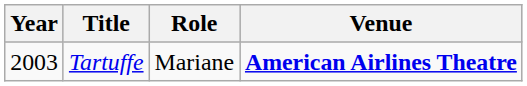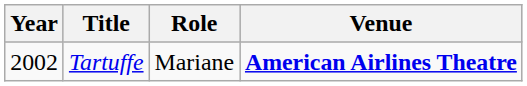(34, 61) 2003 -> (34, 61) 2002
